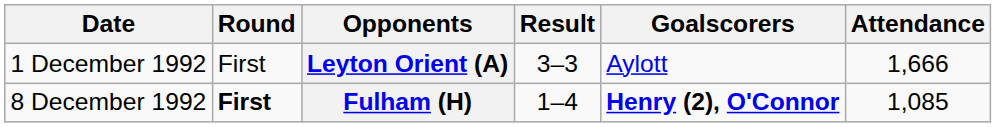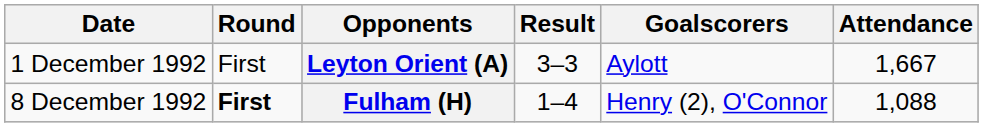(918, 63) 1,666 -> (906, 63) 1,667
(723, 102) bold -> (717, 102) normal
(918, 102) 1,085 -> (906, 102) 1,088
